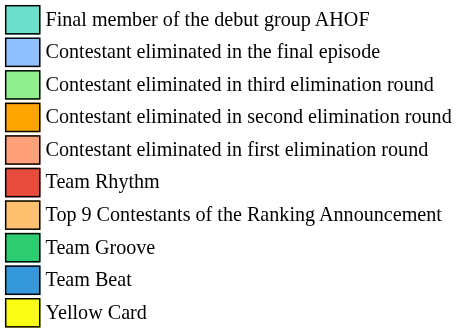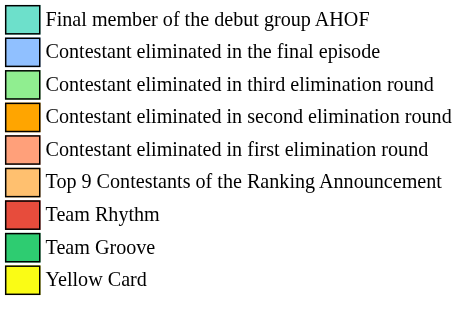rows swapped: (244, 214) <-> (103, 182)
- row: (89, 280)
